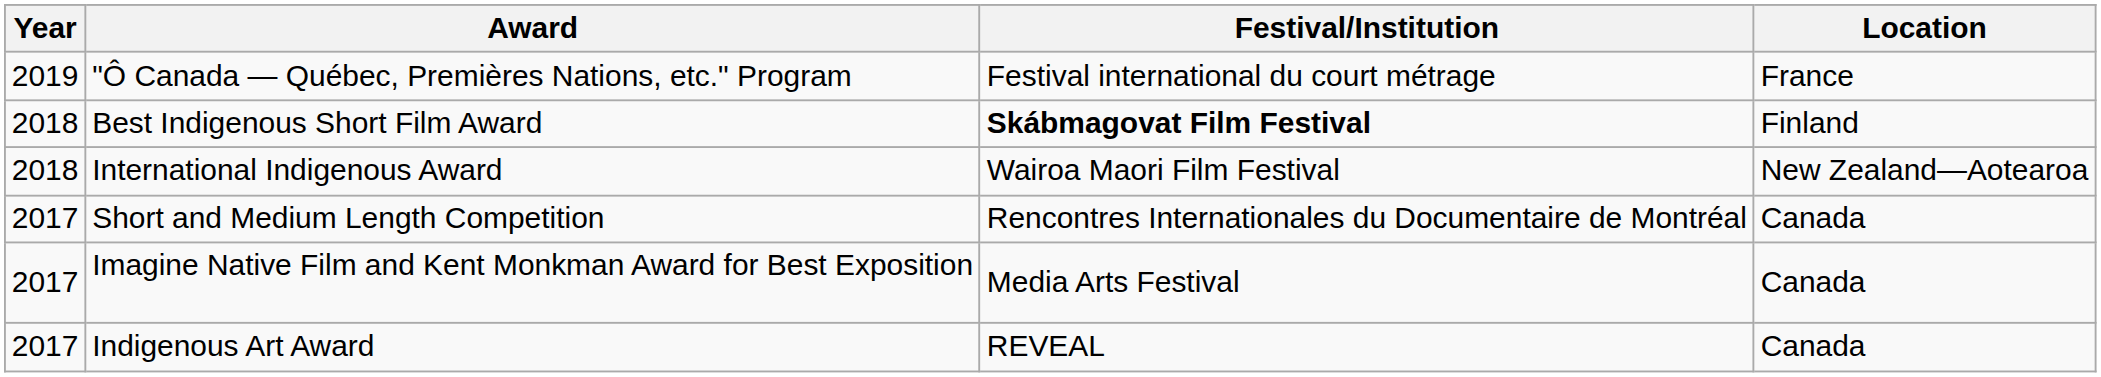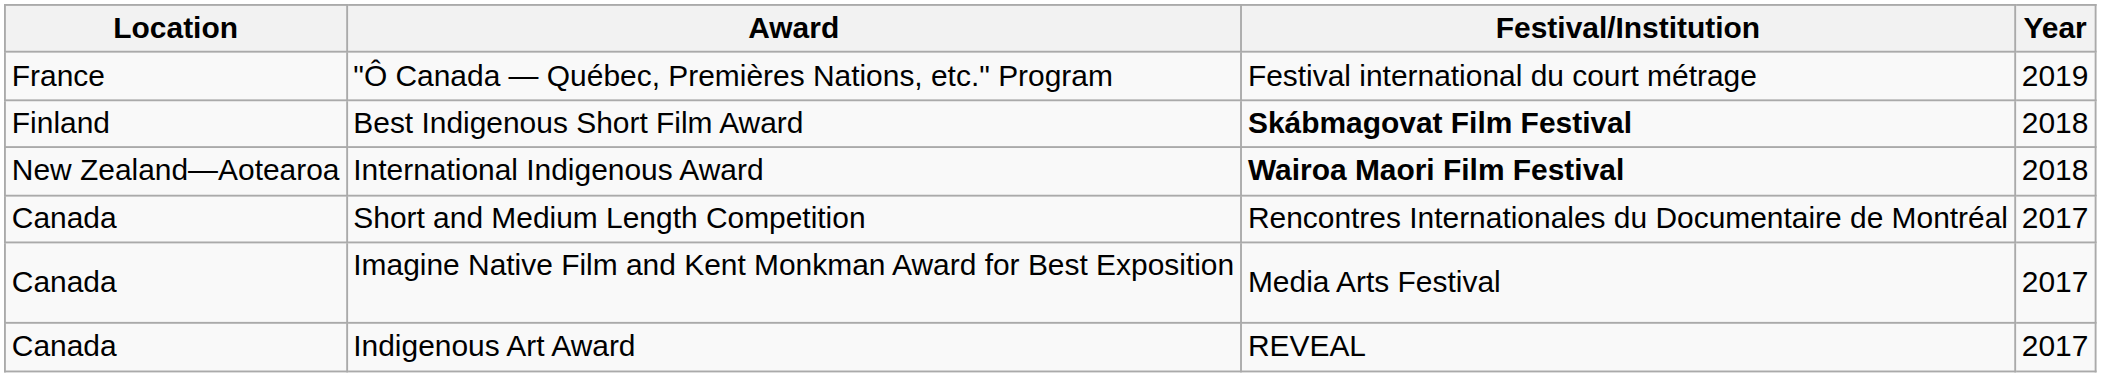columns swapped: (45, 28) <-> (1925, 28)
(1163, 170) normal -> (1436, 170) bold
